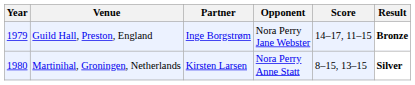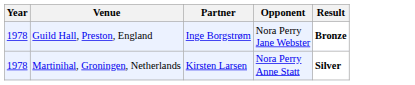- column: (343, 13)
(17, 36) 1979 -> (17, 36) 1978
(17, 66) 1980 -> (17, 66) 1978
